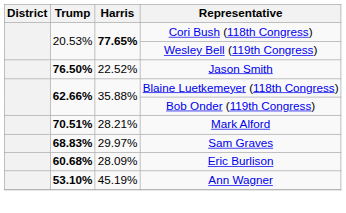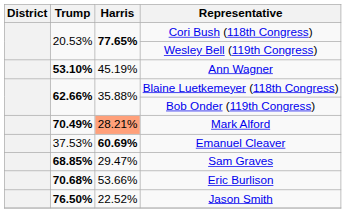rows swapped: (241, 180) <-> (241, 69)
(72, 124) 70.51% -> (72, 124) 70.49%
(117, 124) no background -> (117, 124) lightsalmon background
+ row: (241, 143)
(72, 143) 68.83% -> (72, 161) 68.85%
(117, 143) 29.97% -> (117, 161) 29.47%
(72, 161) 60.68% -> (72, 180) 70.68%
(117, 161) 28.09% -> (117, 180) 53.66%
